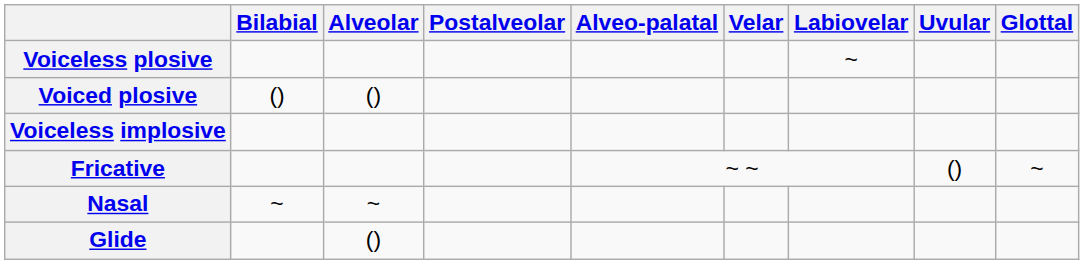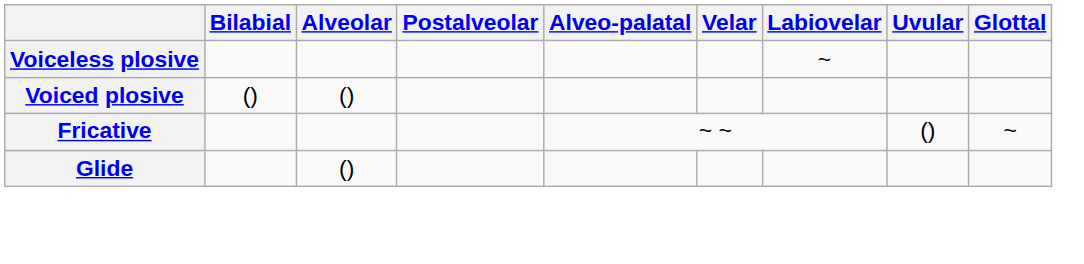- row: (118, 131)
- row: (118, 204)
